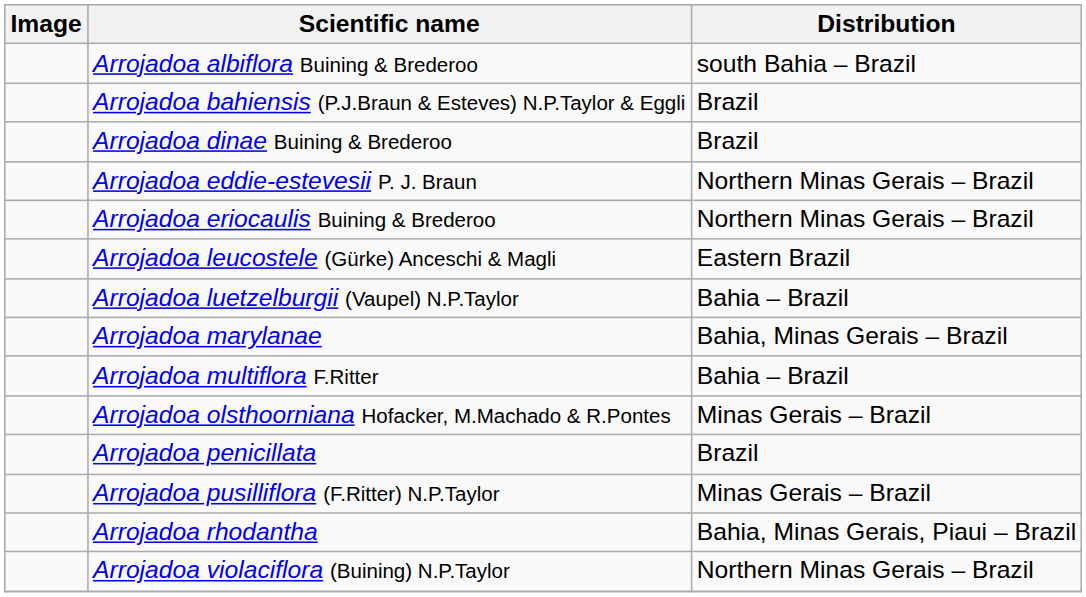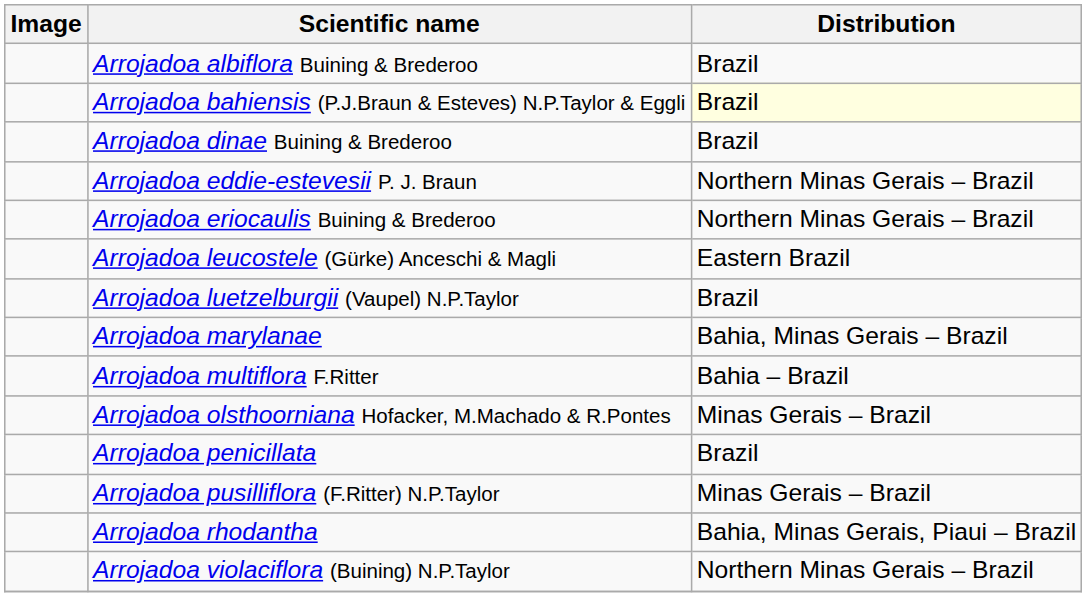(806, 63) south Bahia – Brazil -> (728, 63) Brazil
(728, 102) no background -> (728, 102) lightyellow background
(773, 297) Bahia – Brazil -> (728, 297) Brazil
